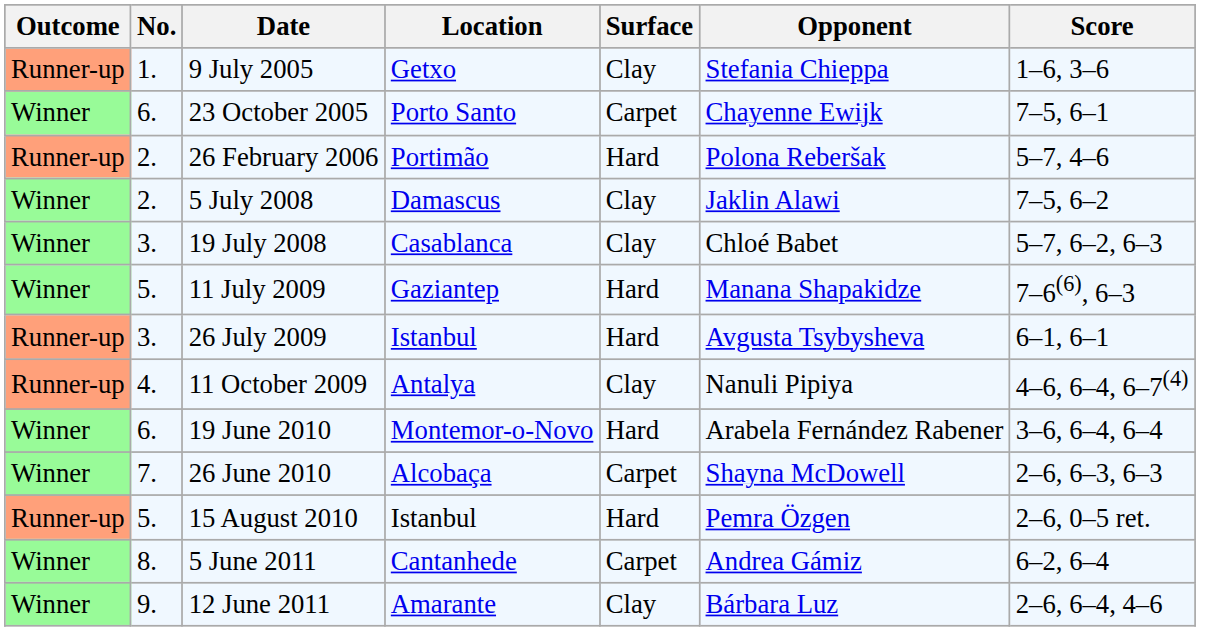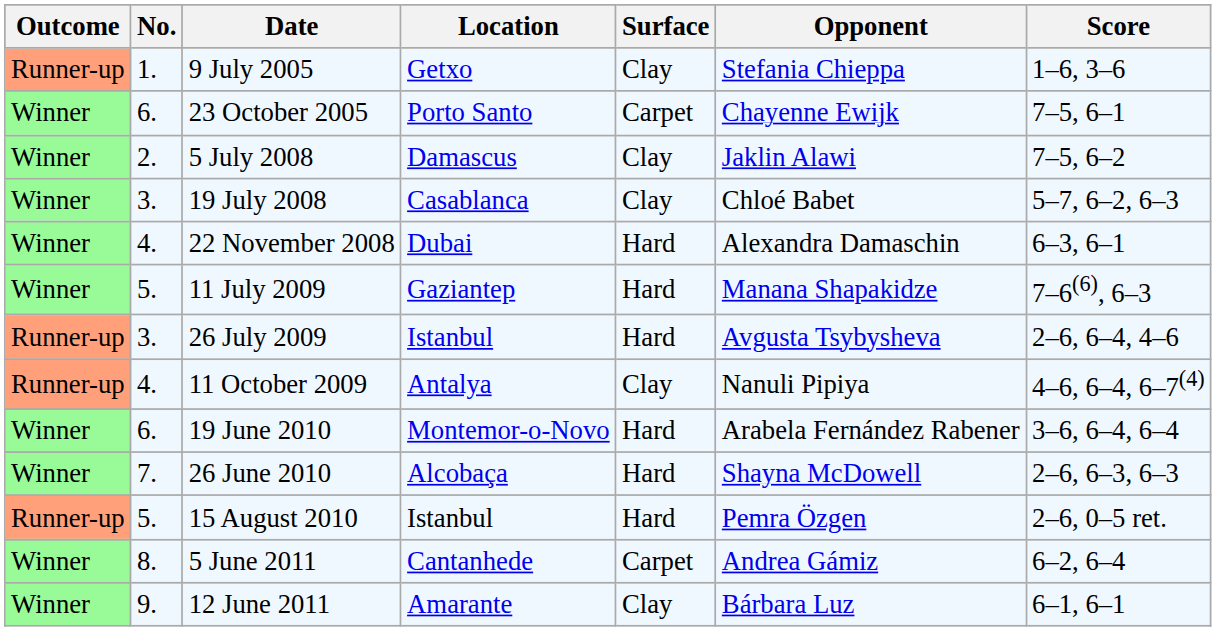- row: (284, 155)
+ row: (292, 242)
(1062, 336) 6–1, 6–1 -> (1105, 336) 2–6, 6–4, 4–6
(641, 473) Carpet -> (649, 473) Hard
(1089, 603) 2–6, 6–4, 4–6 -> (1079, 603) 6–1, 6–1
